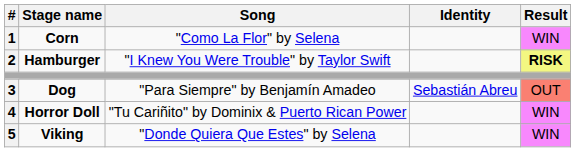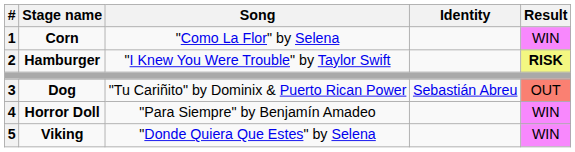(258, 90) "Para Siempre" by Benjamín Amadeo -> (258, 90) "Tu Cariñito" by Dominix & Puerto Rican Power
(258, 112) "Tu Cariñito" by Dominix & Puerto Rican Power -> (258, 112) "Para Siempre" by Benjamín Amadeo
